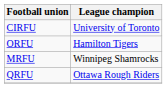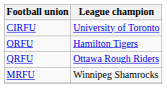rows swapped: (20, 75) <-> (21, 59)
